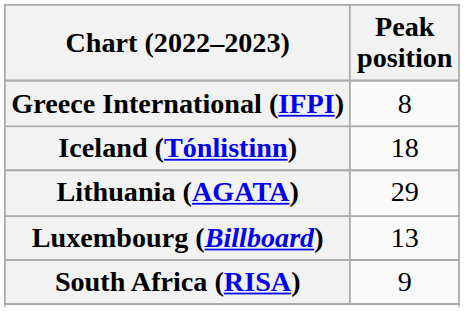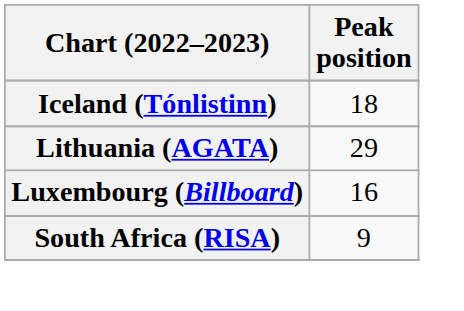- row: (178, 103)
(405, 237) 13 -> (364, 192) 16
